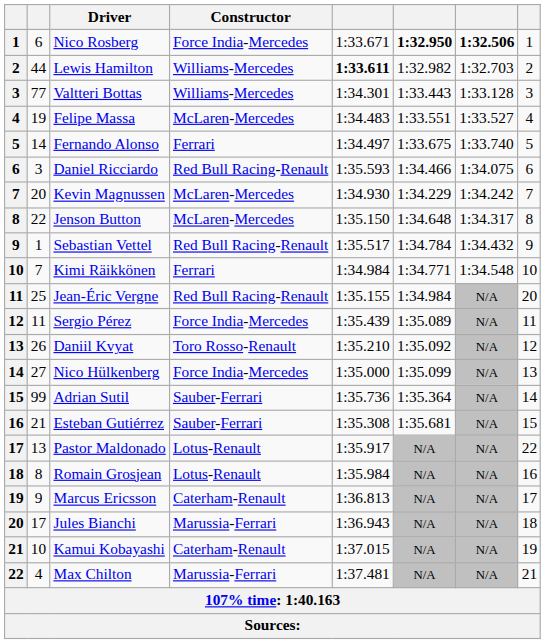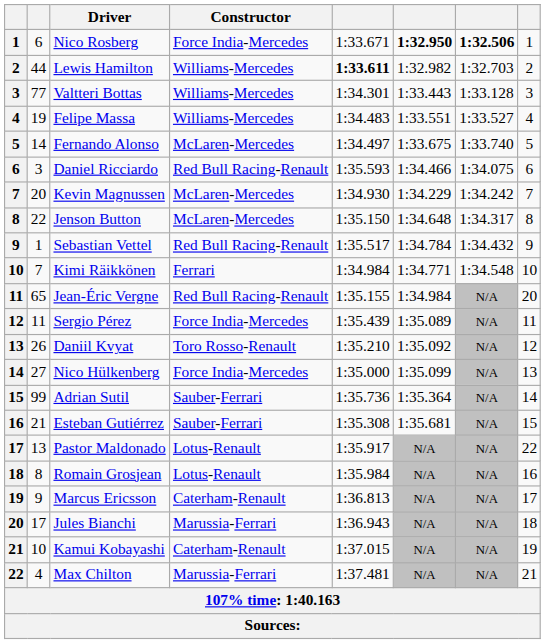(234, 118) McLaren-Mercedes -> (233, 118) Williams-Mercedes
(194, 143) Ferrari -> (234, 143) McLaren-Mercedes
(39, 295) 25 -> (39, 295) 65
